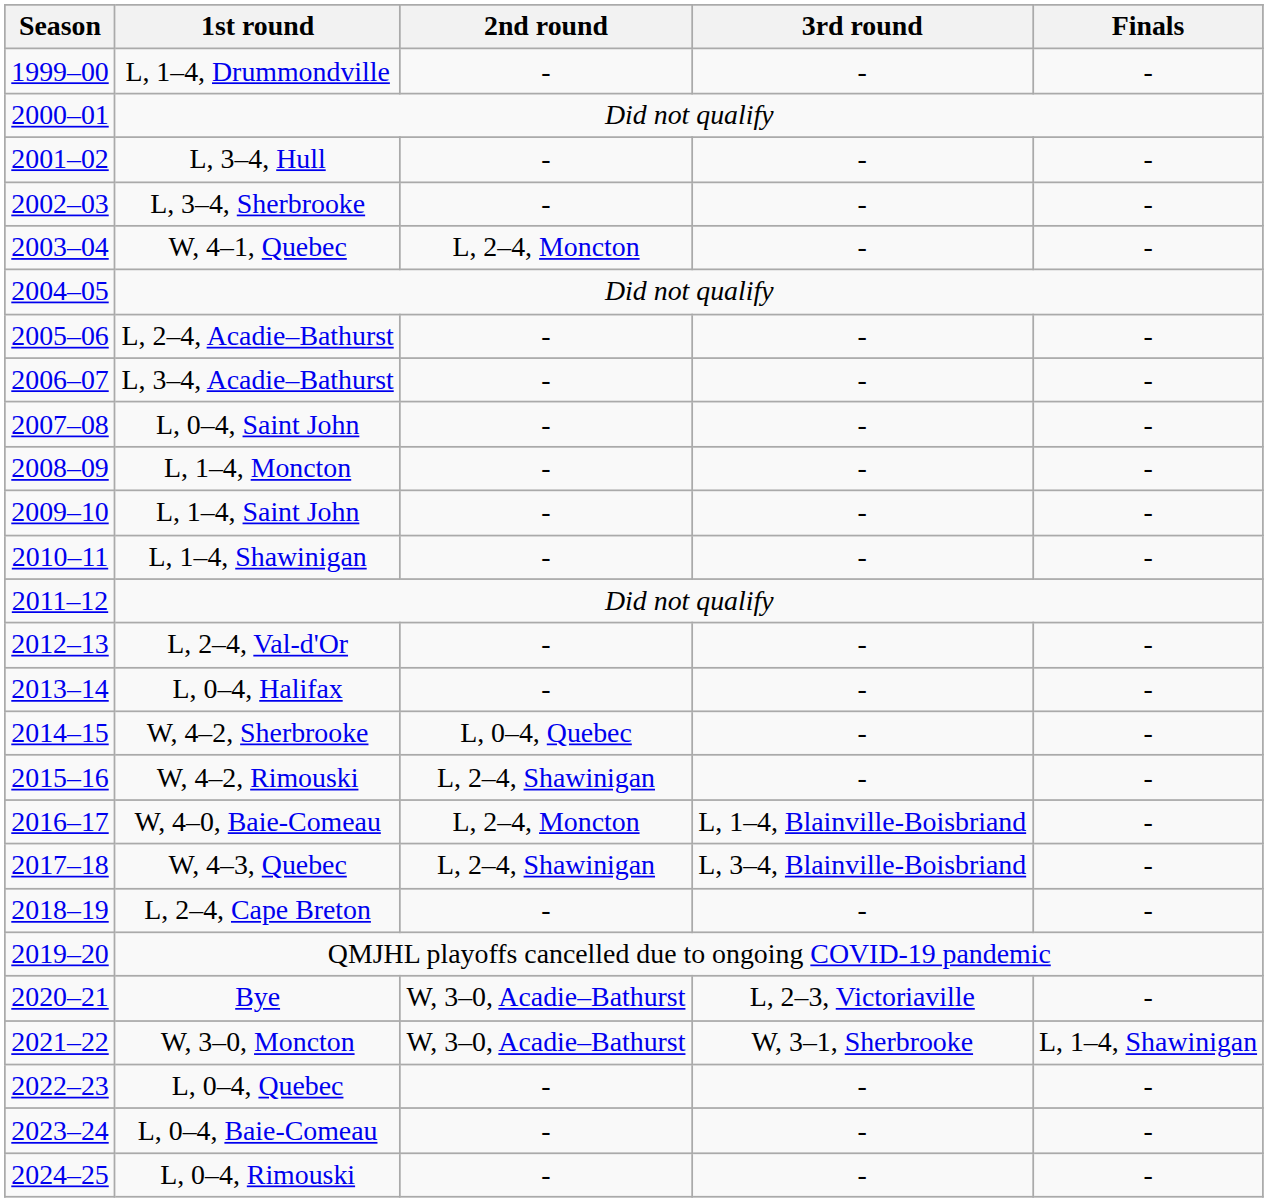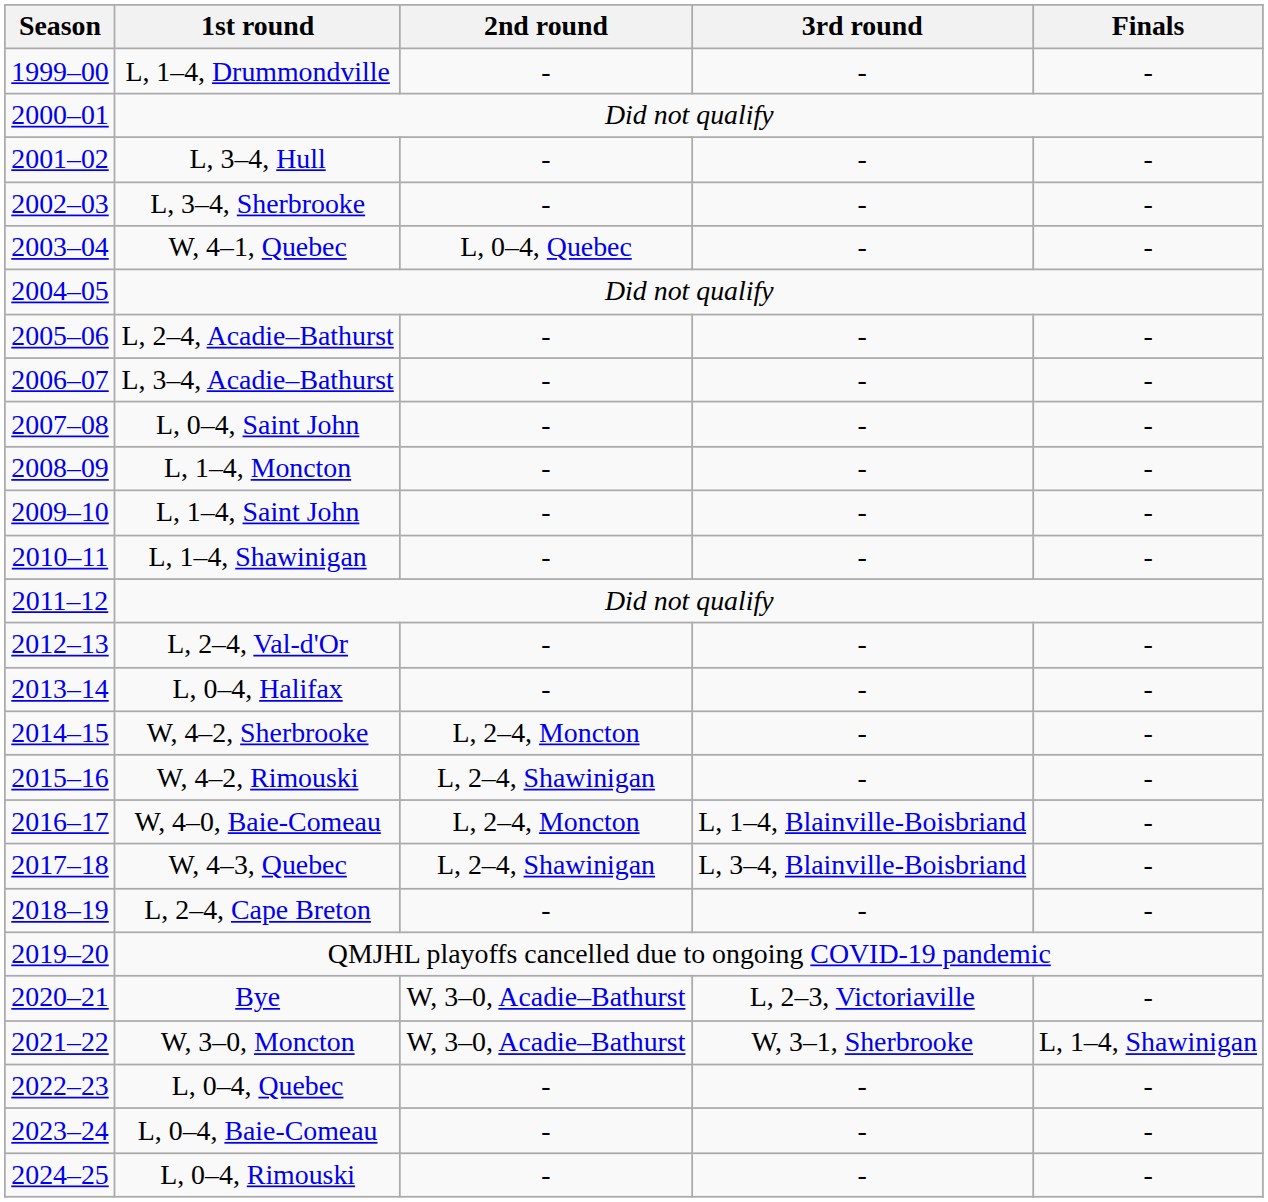(546, 247) L, 2–4, Moncton -> (546, 247) L, 0–4, Quebec
(546, 733) L, 0–4, Quebec -> (546, 733) L, 2–4, Moncton
